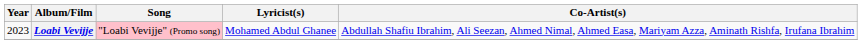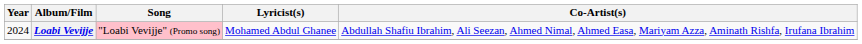(18, 30) 2023 -> (18, 30) 2024
